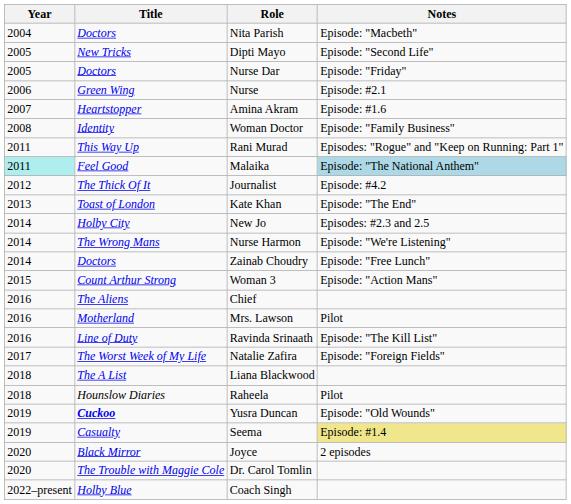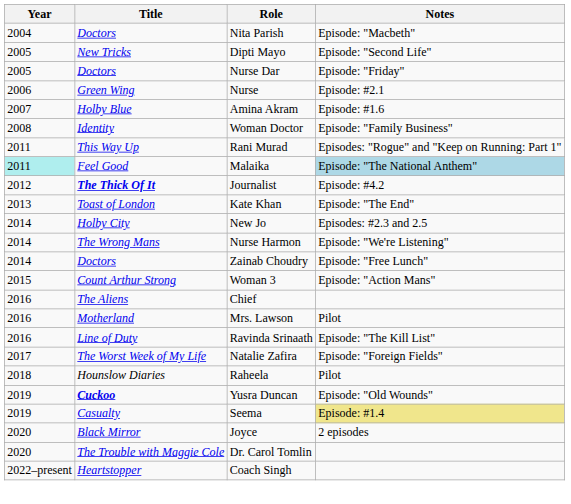(109, 109) Heartstopper -> (104, 109) Holby Blue
(114, 185) normal -> (116, 185) bold
- row: (272, 375)
(104, 489) Holby Blue -> (109, 470) Heartstopper
